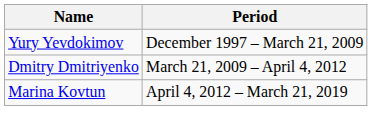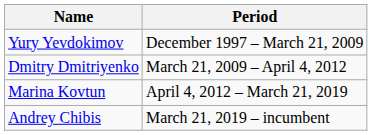+ row: (55, 117)
